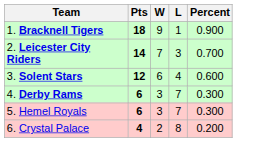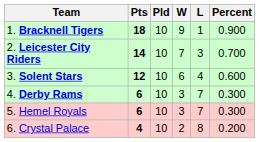+ column: (161, 13)
